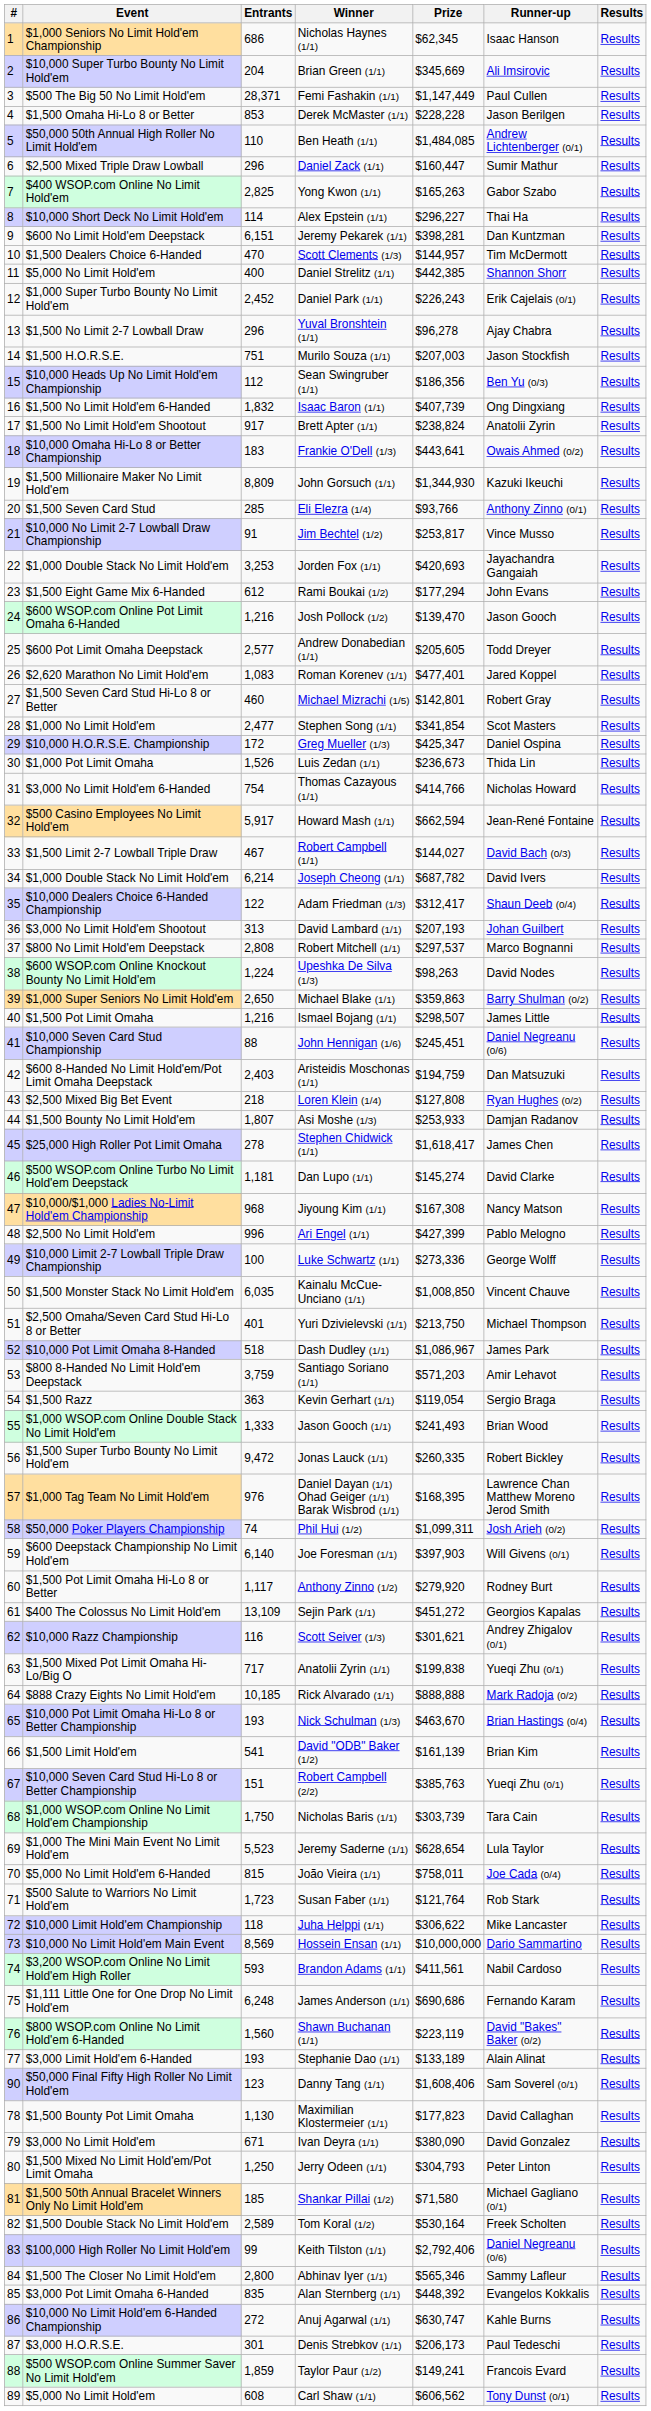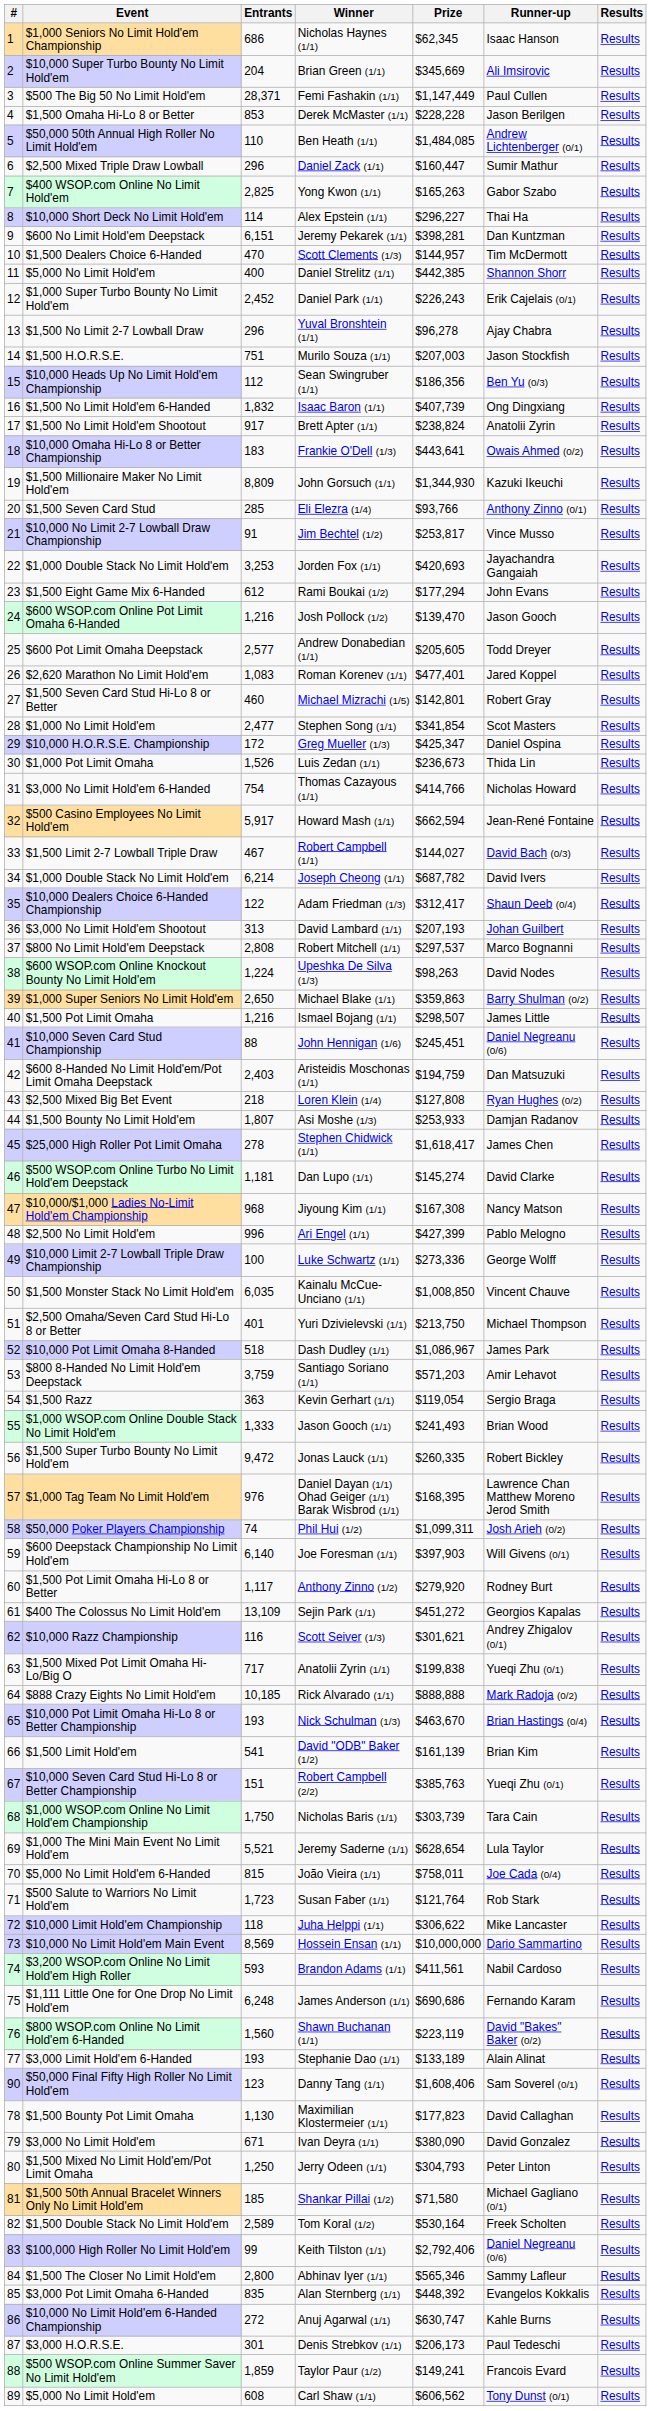(259, 1848) 5,523 -> (259, 1848) 5,521
